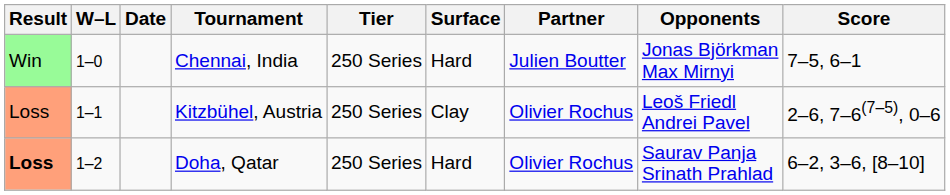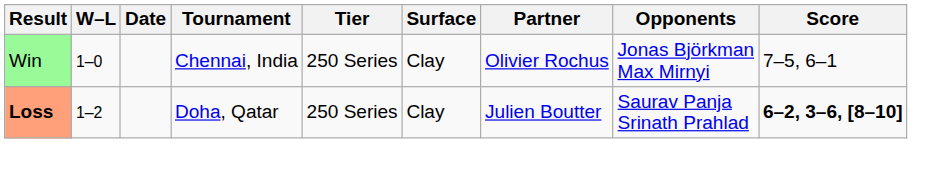(451, 60) Hard -> (425, 60) Clay
(568, 60) Julien Boutter -> (547, 60) Olivier Rochus
- row: (249, 112)
(451, 163) Hard -> (425, 112) Clay
(571, 163) Olivier Rochus -> (543, 112) Julien Boutter
(856, 163) normal -> (833, 112) bold
